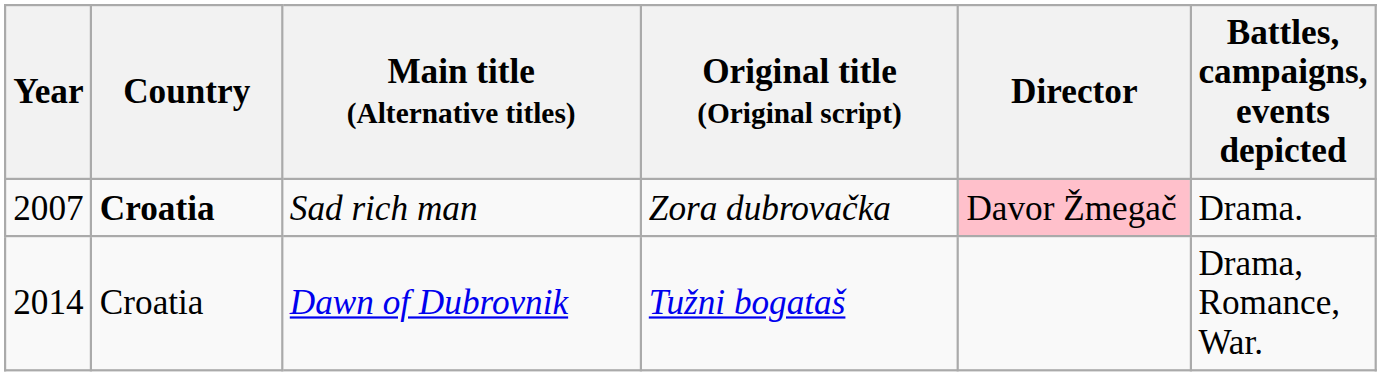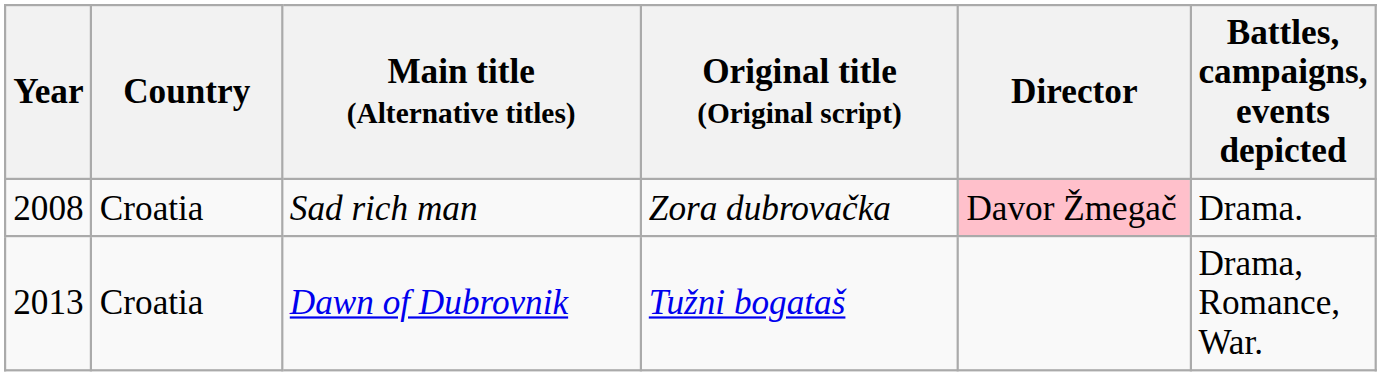(48, 207) 2007 -> (48, 207) 2008
(157, 207) bold -> (152, 207) normal
(48, 302) 2014 -> (48, 302) 2013
